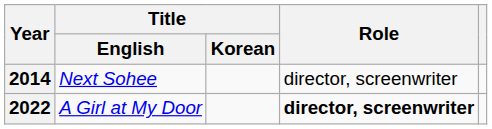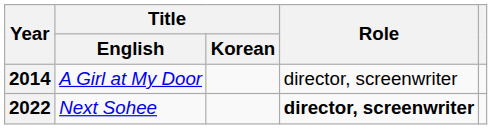(108, 78) Next Sohee -> (131, 78) A Girl at My Door
(131, 108) A Girl at My Door -> (108, 108) Next Sohee
